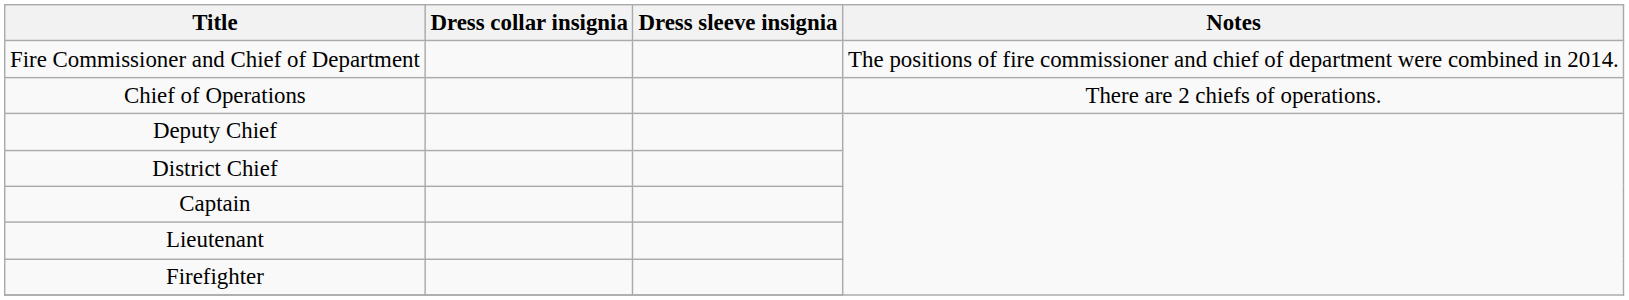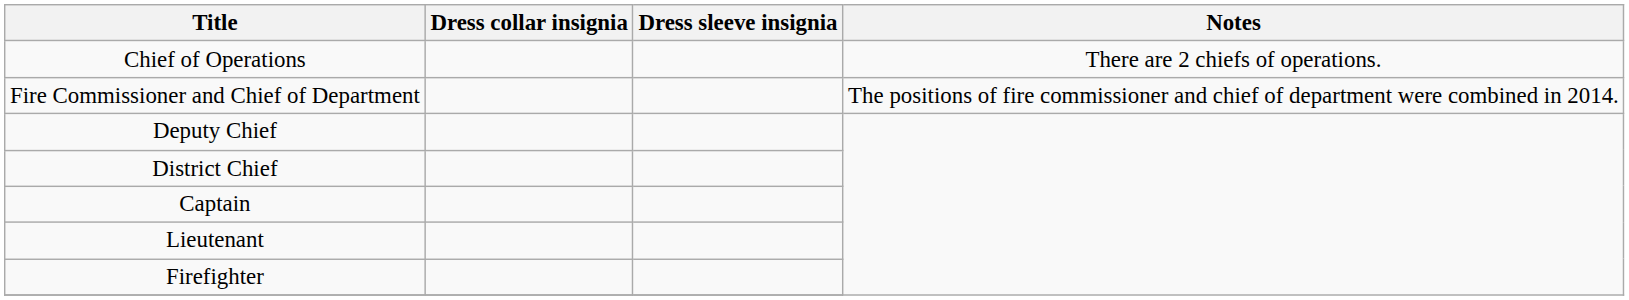rows swapped: (215, 58) <-> (215, 95)
